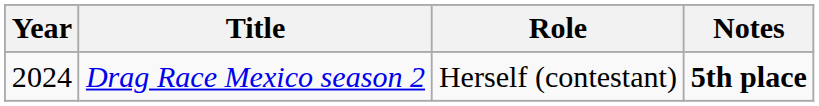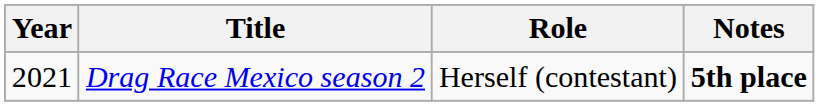(42, 76) 2024 -> (42, 76) 2021
